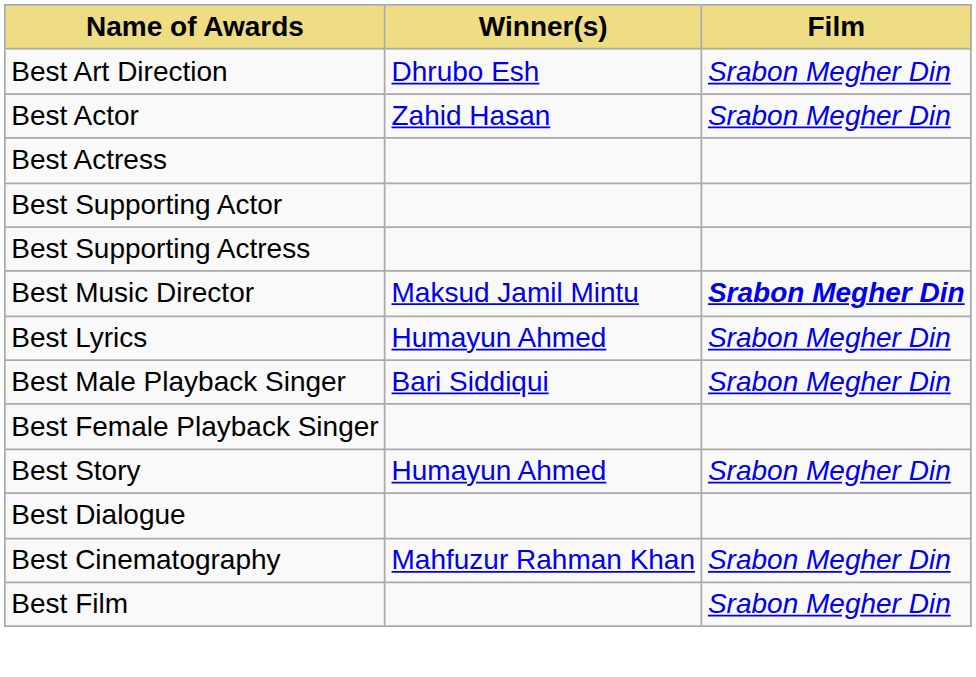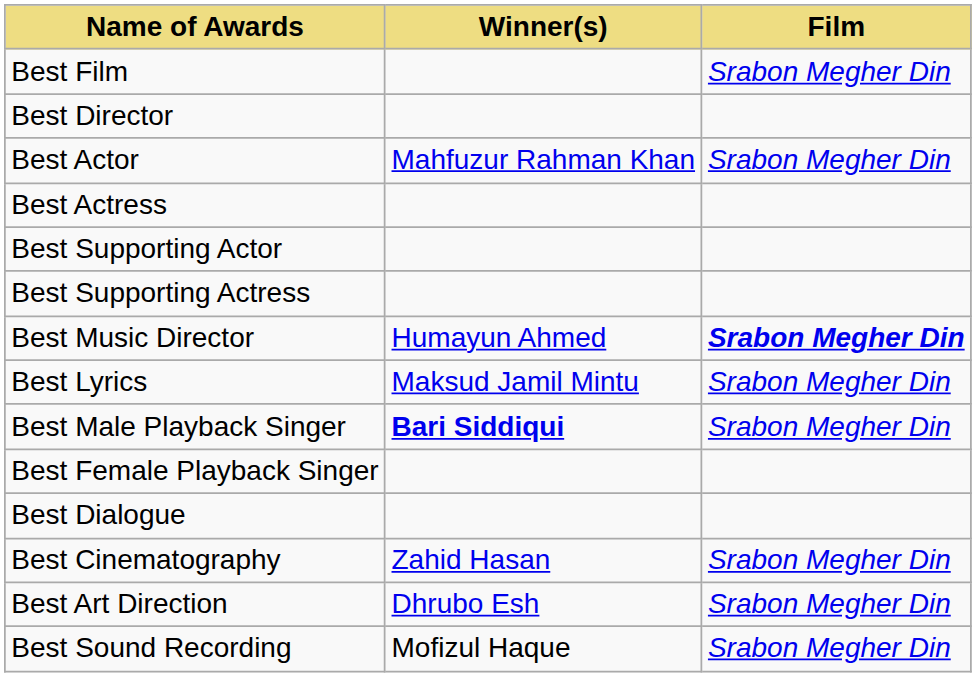rows swapped: (70, 603) <-> (119, 71)
+ row: (92, 115)
(471, 115) Zahid Hasan -> (543, 159) Mahfuzur Rahman Khan
(515, 293) Maksud Jamil Mintu -> (499, 337) Humayun Ahmed
(499, 337) Humayun Ahmed -> (515, 381) Maksud Jamil Mintu
(470, 381) normal -> (478, 426) bold
- row: (76, 470)
(543, 559) Mahfuzur Rahman Khan -> (471, 559) Zahid Hasan
+ row: (151, 648)
